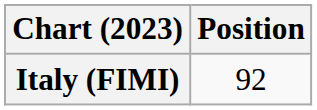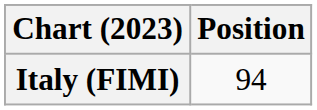(251, 78) 92 -> (251, 78) 94
